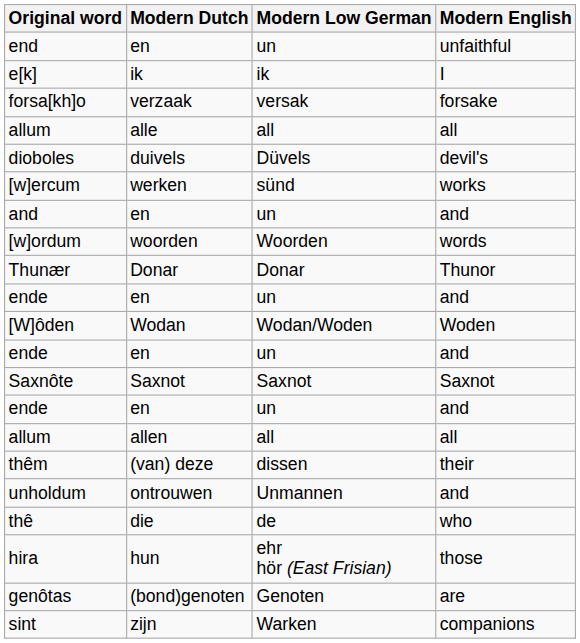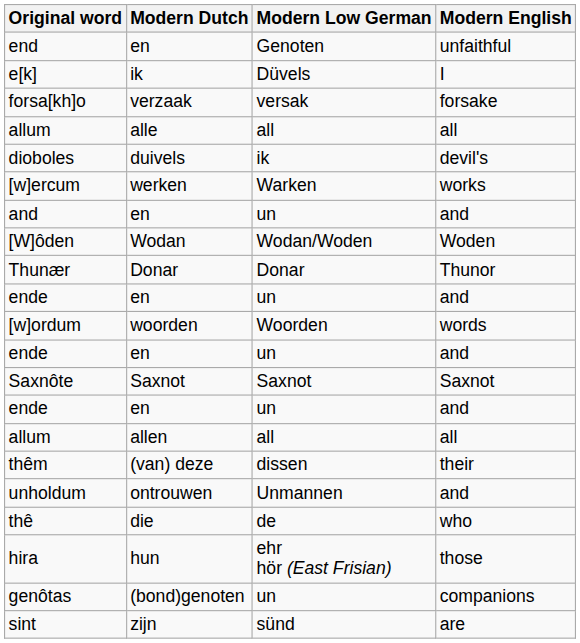(266, 46) un -> (290, 46) Genoten
(263, 74) ik -> (283, 74) Düvels
(283, 158) Düvels -> (263, 158) ik
(276, 185) sünd -> (287, 185) Warken
rows swapped: (45, 241) <-> (41, 325)
(290, 596) Genoten -> (266, 596) un
(452, 596) are -> (487, 596) companions
(287, 624) Warken -> (276, 624) sünd
(487, 624) companions -> (452, 624) are
